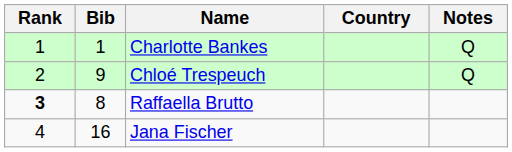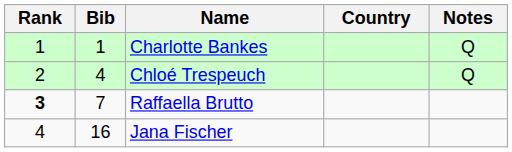(101, 75) 9 -> (101, 75) 4
(101, 103) 8 -> (101, 103) 7
